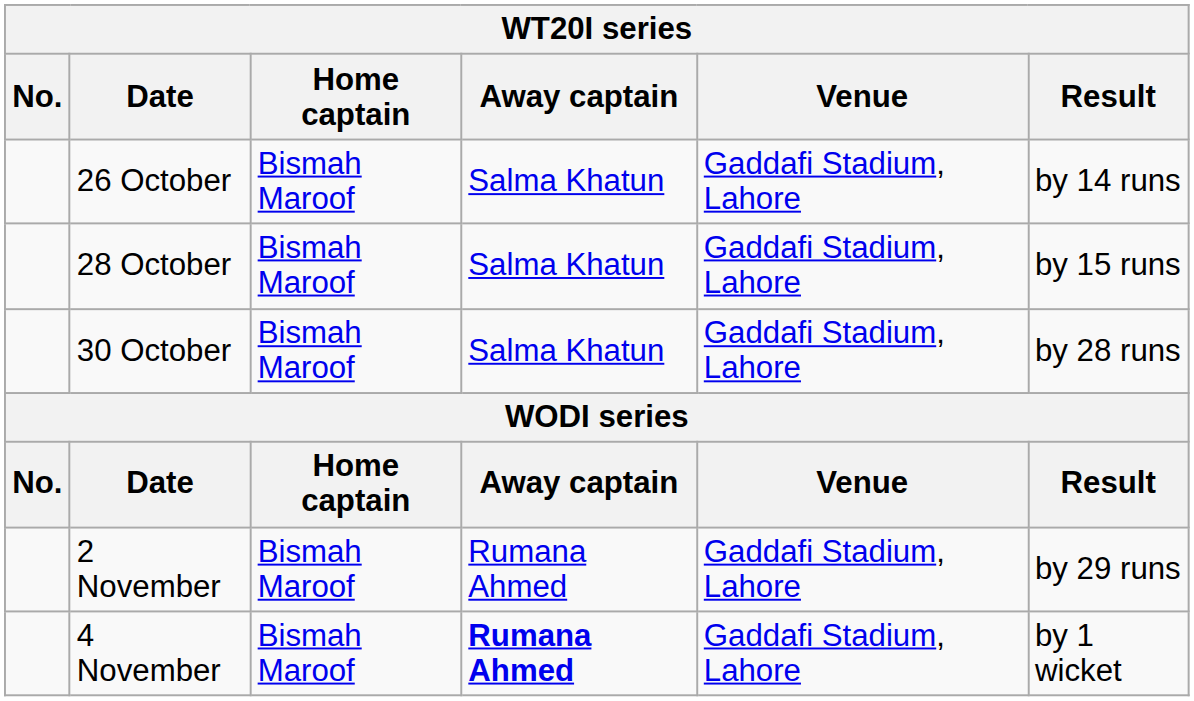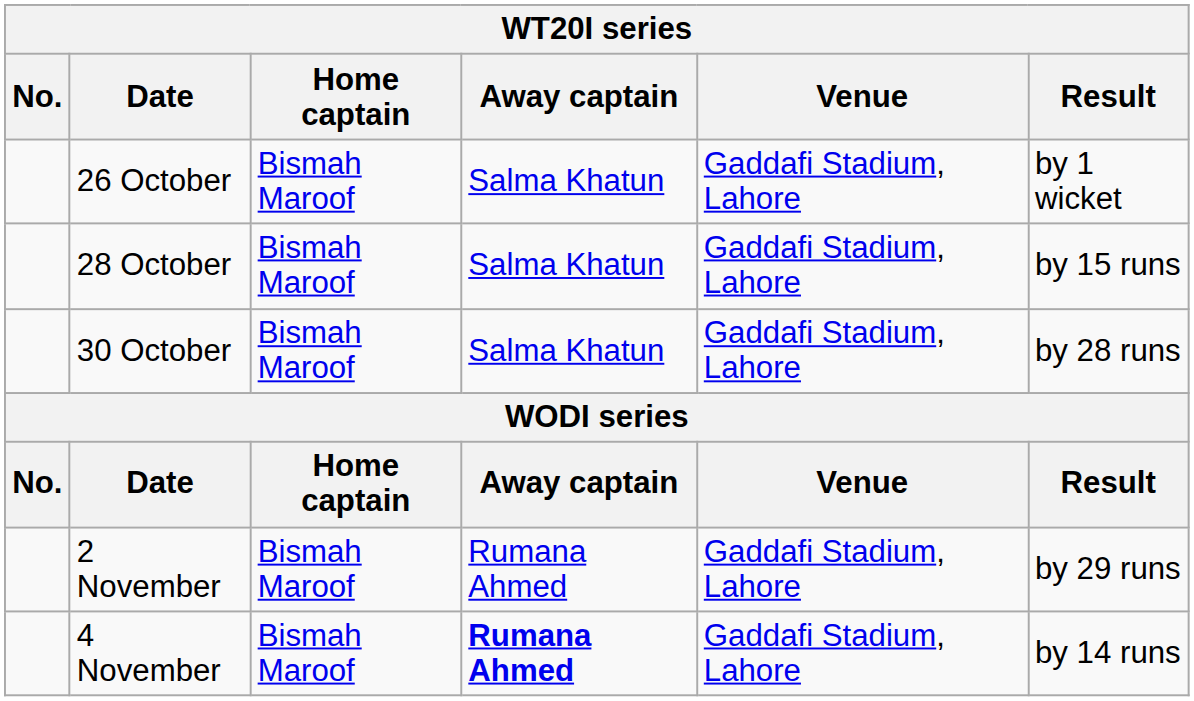(1108, 180) by 14 runs -> (1078, 180) by 1 wicket
(1078, 653) by 1 wicket -> (1108, 653) by 14 runs
